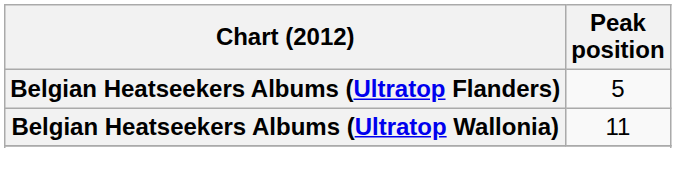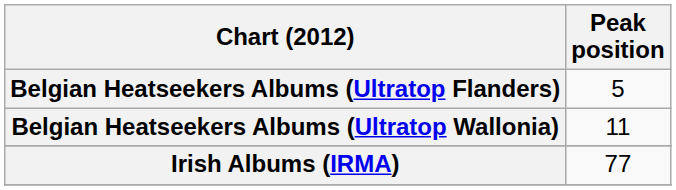+ row: (285, 164)
